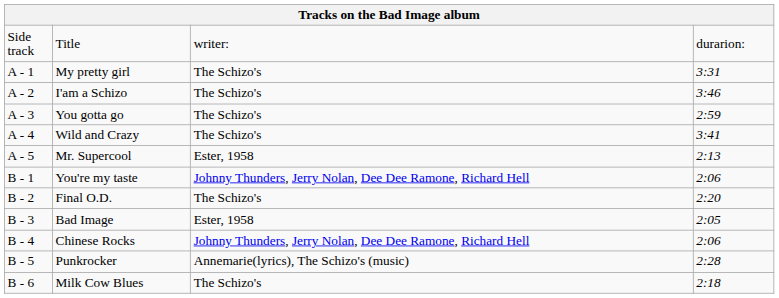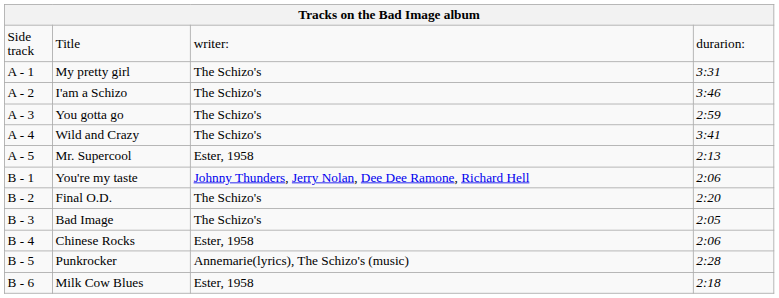(224, 219) Ester, 1958 -> (227, 219) The Schizo's
(362, 240) Johnny Thunders, Jerry Nolan, Dee Dee Ramone, Richard Hell -> (224, 240) Ester, 1958
(227, 282) The Schizo's -> (224, 282) Ester, 1958
